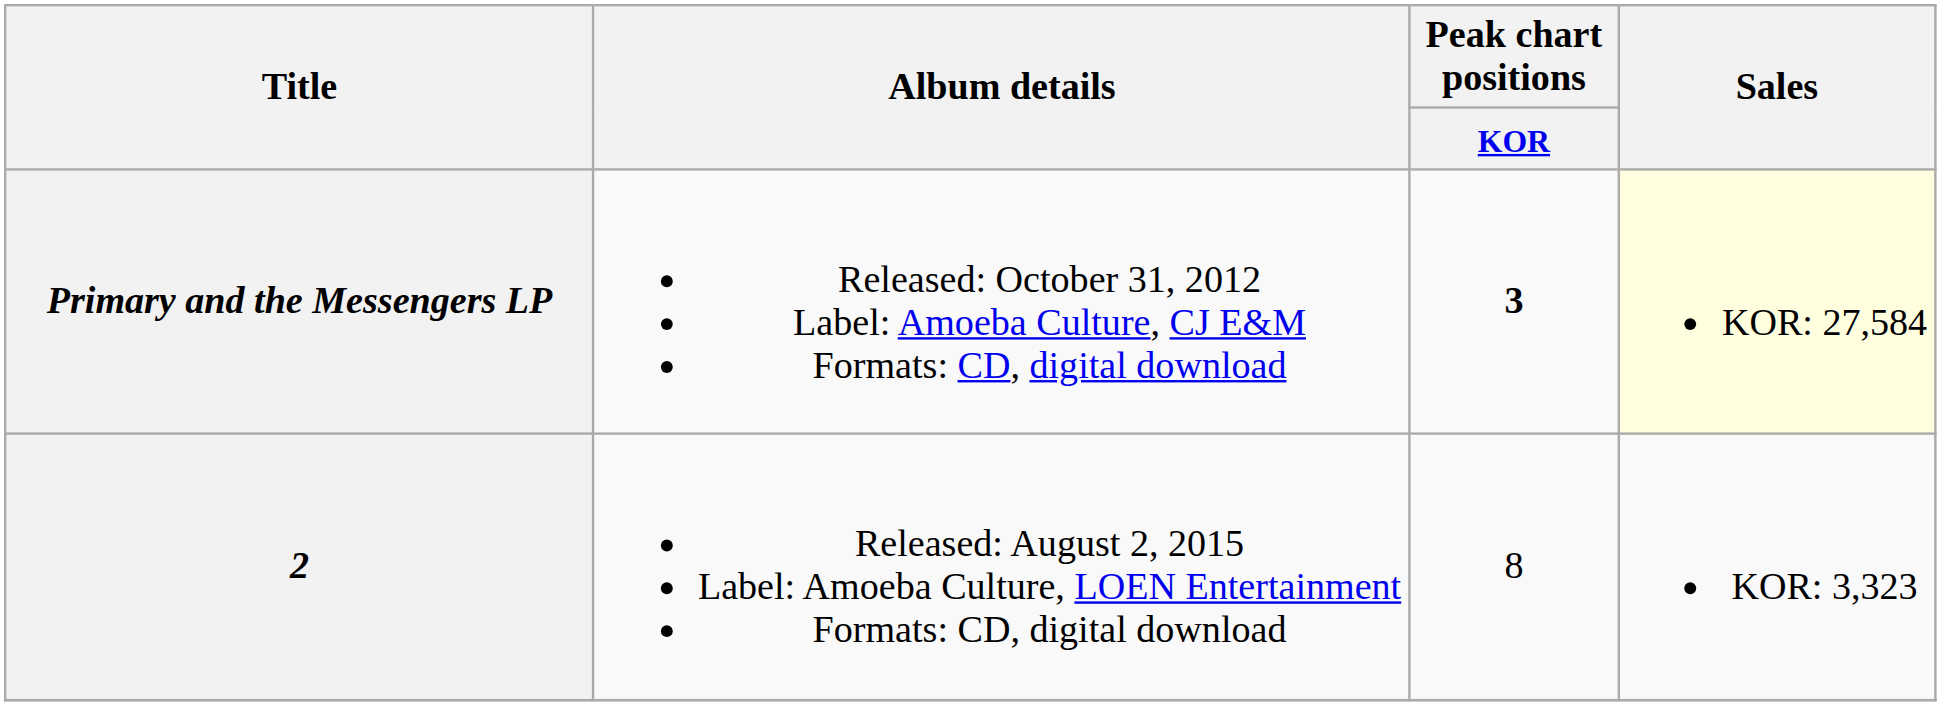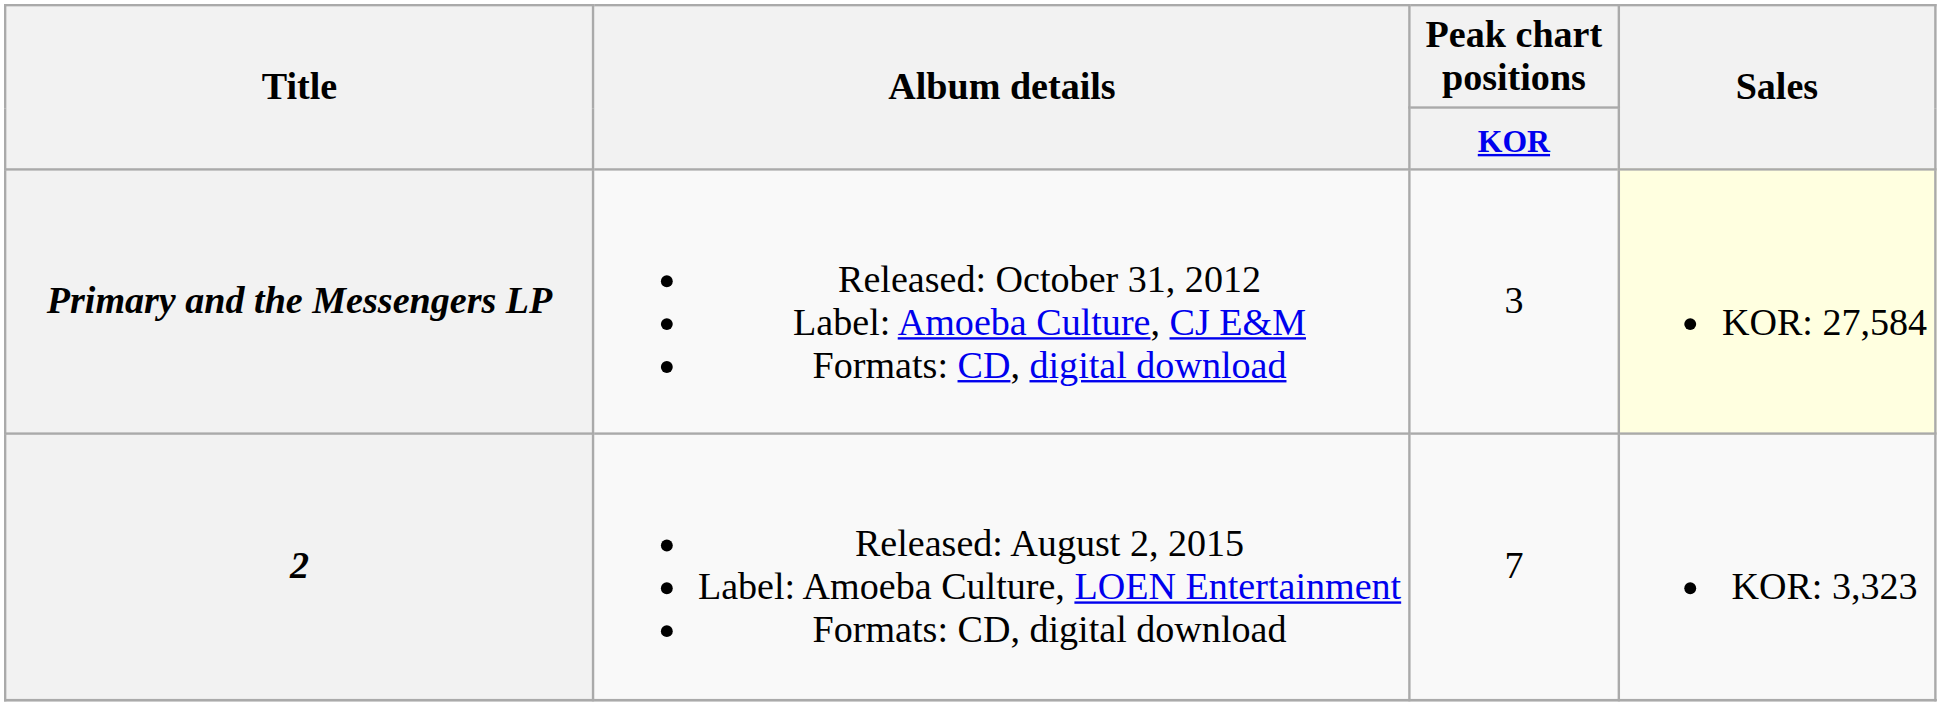(1514, 300) bold -> (1514, 300) normal
(1514, 565) 8 -> (1514, 565) 7
